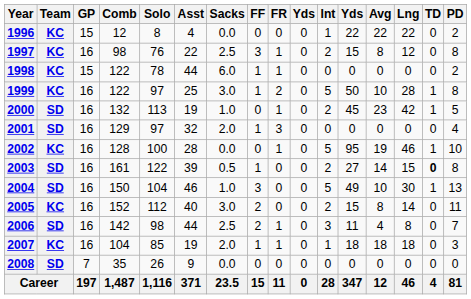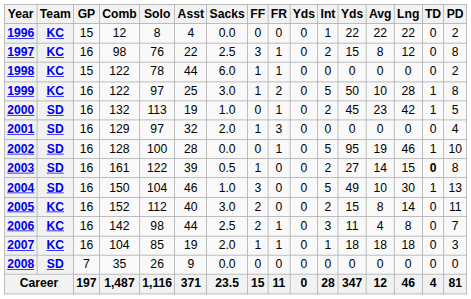(55, 149) KC -> (55, 149) SD
(55, 226) SD -> (55, 226) KC
